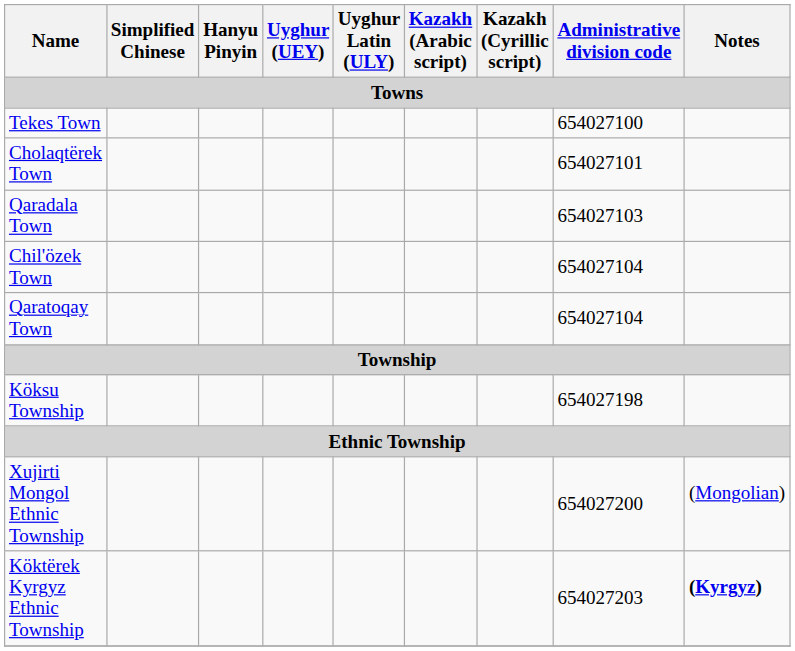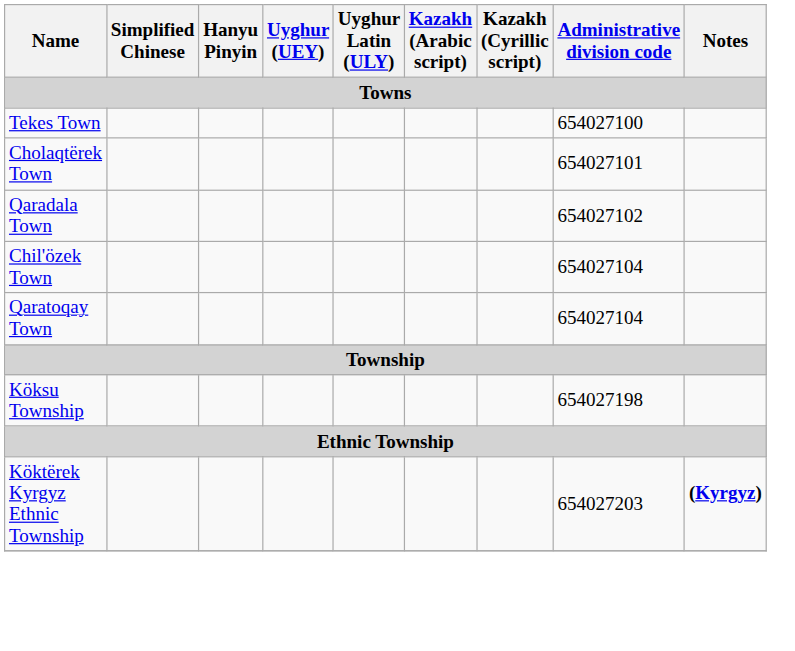(600, 215) 654027103 -> (600, 215) 654027102
- row: (46, 503)
